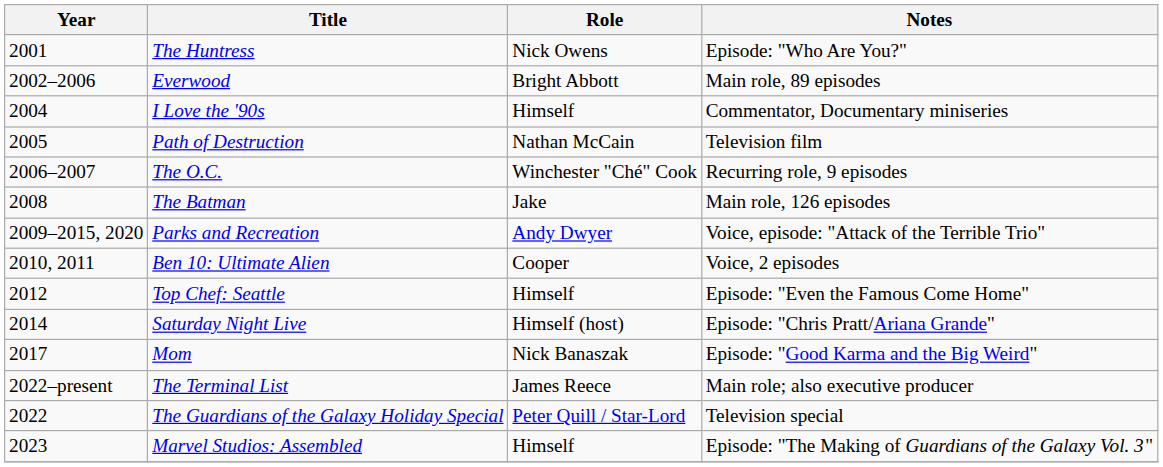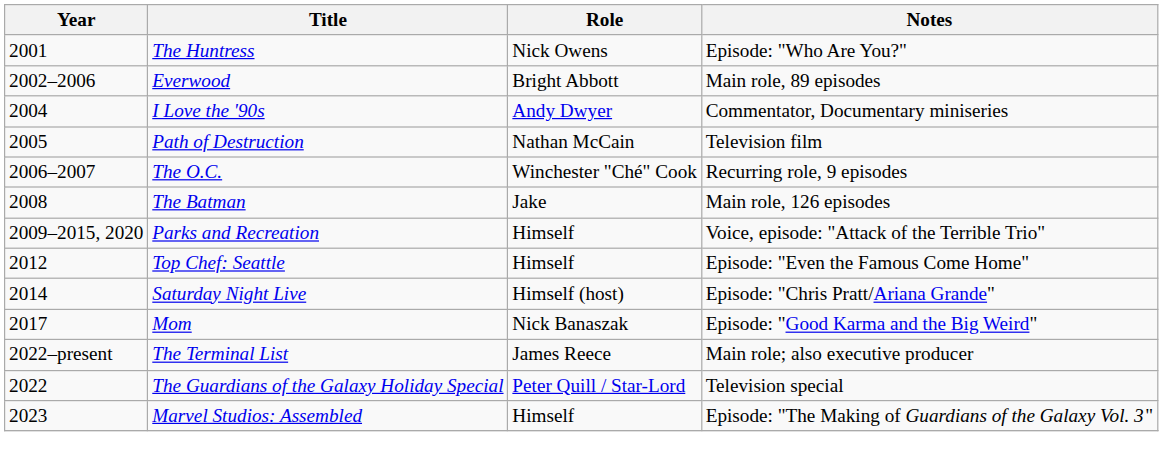(543, 111) Himself -> (562, 111) Andy Dwyer
(562, 232) Andy Dwyer -> (543, 232) Himself
- row: (241, 263)
